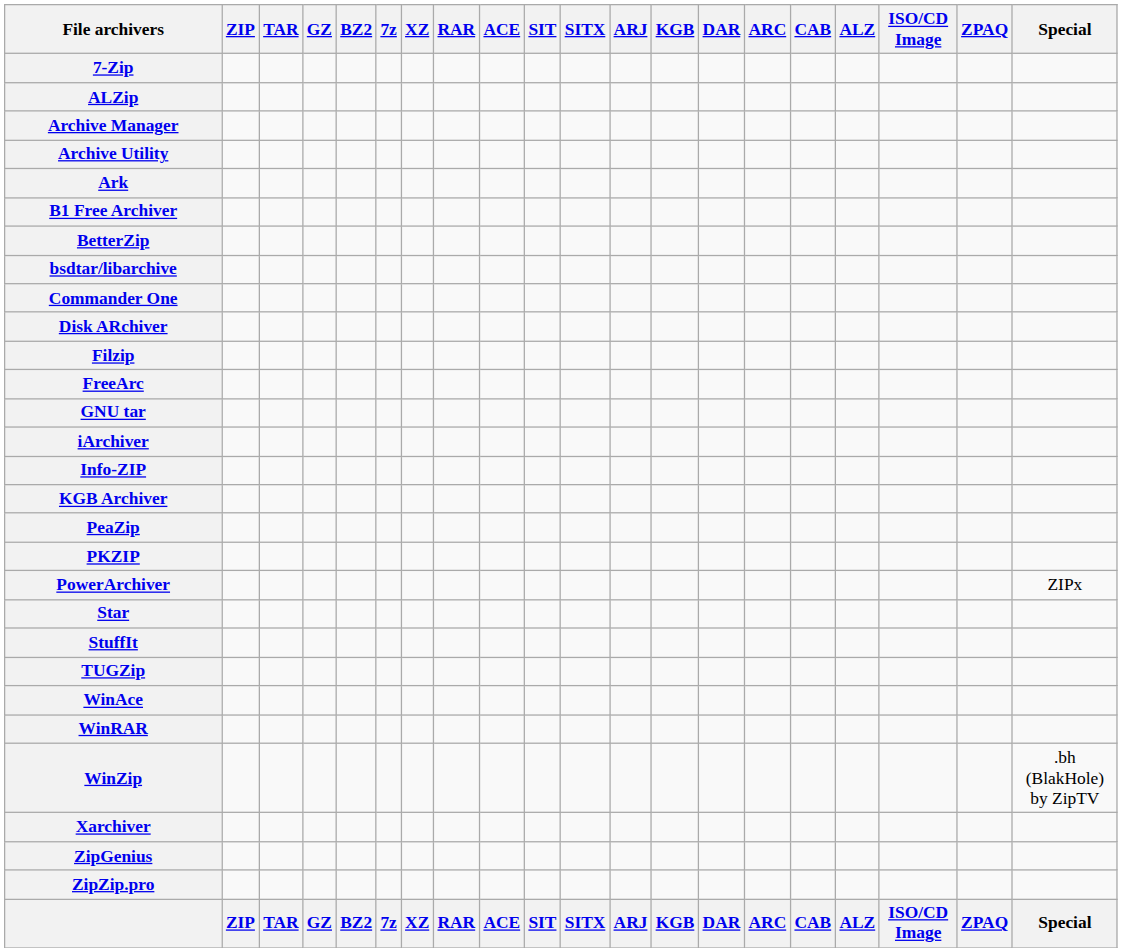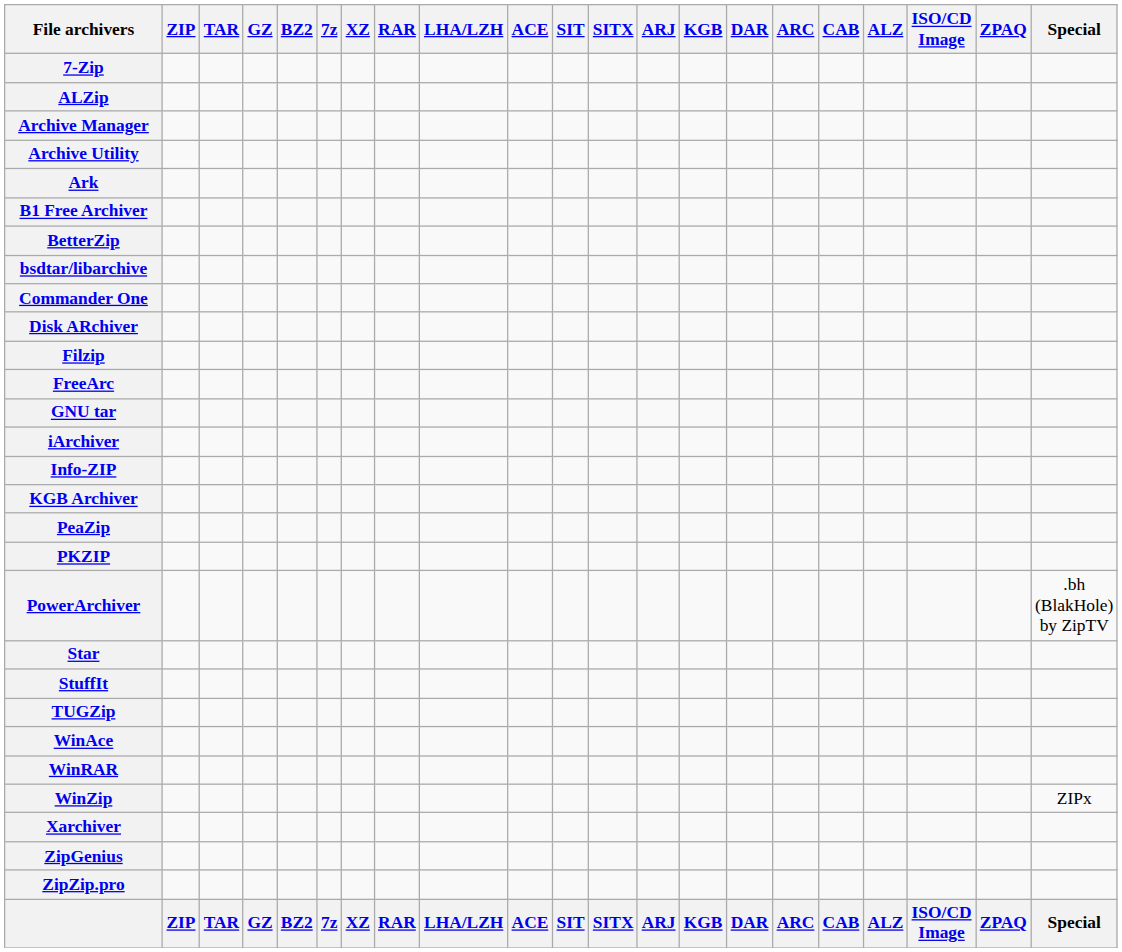+ column: (464, 28)
(1065, 584) ZIPx -> (1074, 605) .bh (BlakHole) by ZipTV
(1065, 777) .bh (BlakHole) by ZipTV -> (1074, 797) ZIPx
